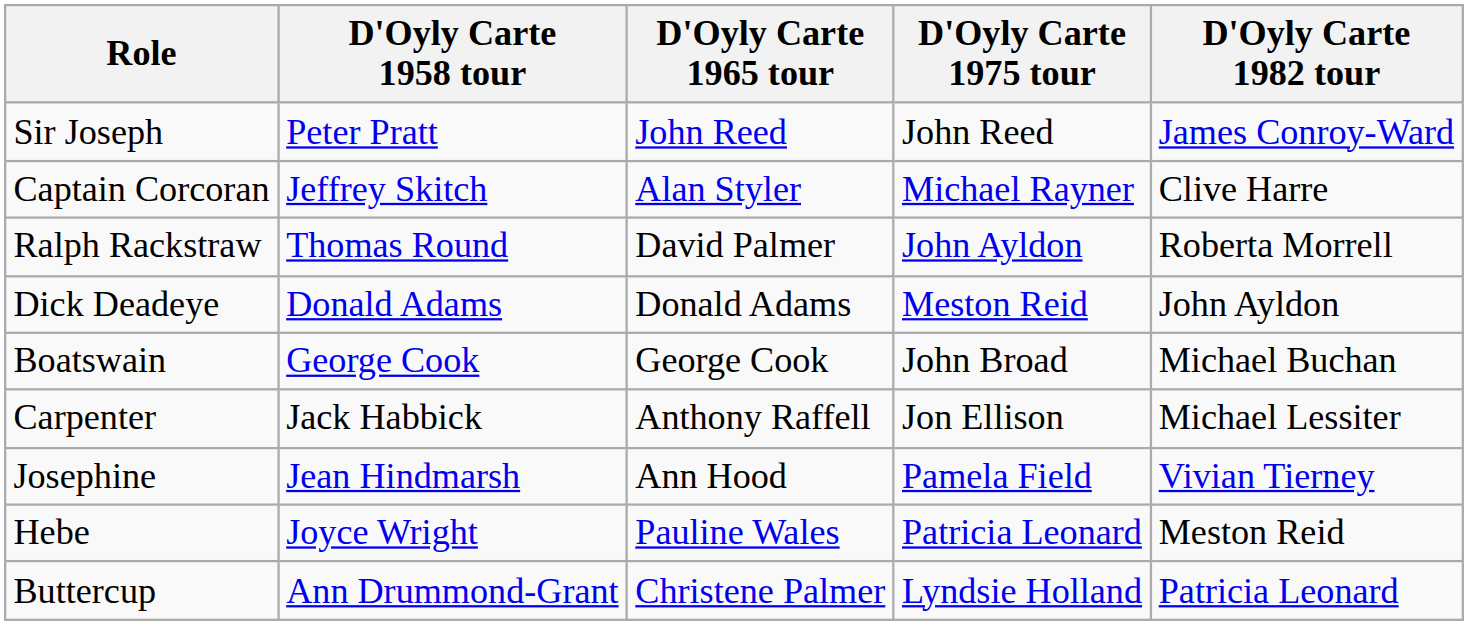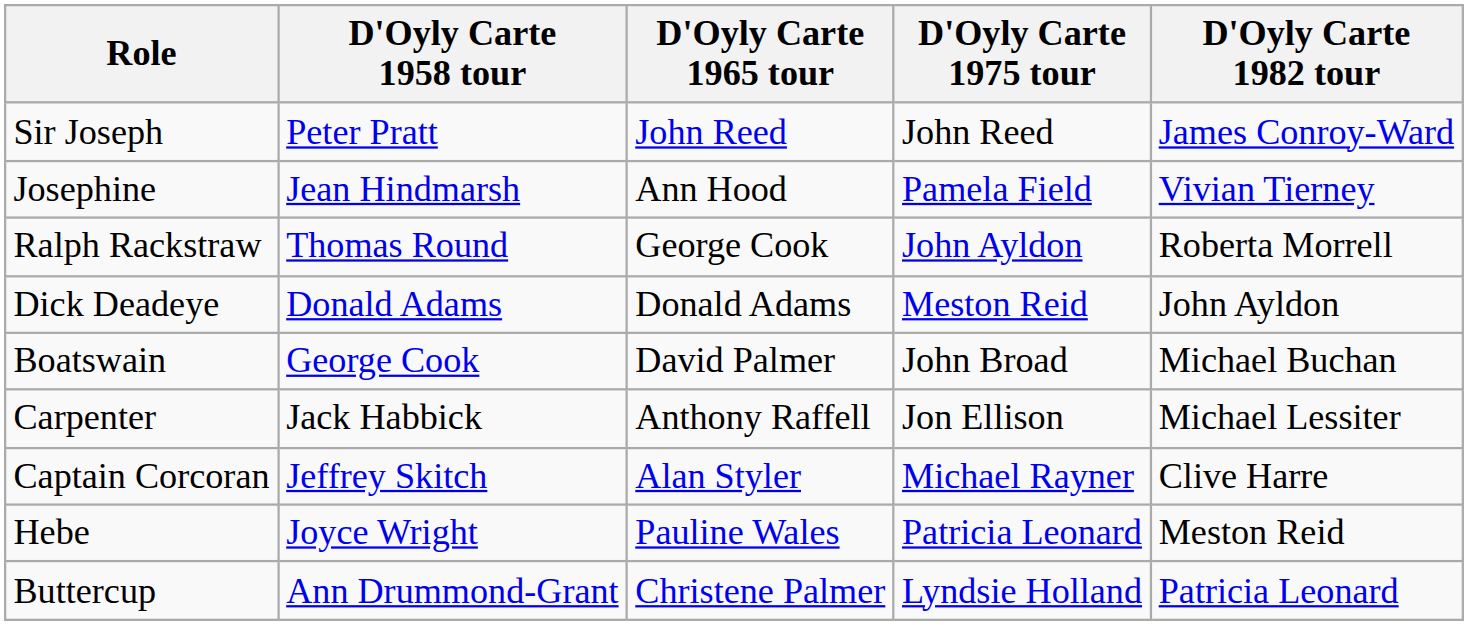rows swapped: (141, 188) <-> (85, 475)
(735, 245) David Palmer -> (732, 245) George Cook
(732, 360) George Cook -> (735, 360) David Palmer
